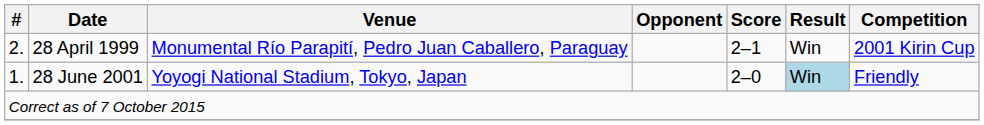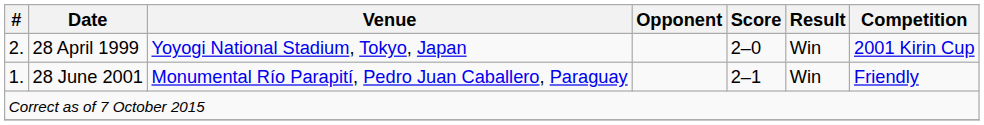(390, 48) Monumental Río Parapití, Pedro Juan Caballero, Paraguay -> (309, 48) Yoyogi National Stadium, Tokyo, Japan
(746, 48) 2–1 -> (746, 48) 2–0
(309, 77) Yoyogi National Stadium, Tokyo, Japan -> (390, 77) Monumental Río Parapití, Pedro Juan Caballero, Paraguay
(746, 77) 2–0 -> (746, 77) 2–1
(806, 77) lightblue background -> (806, 77) no background
